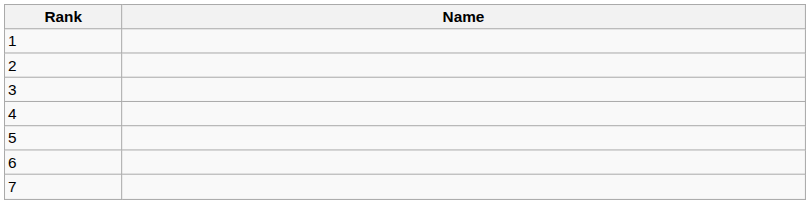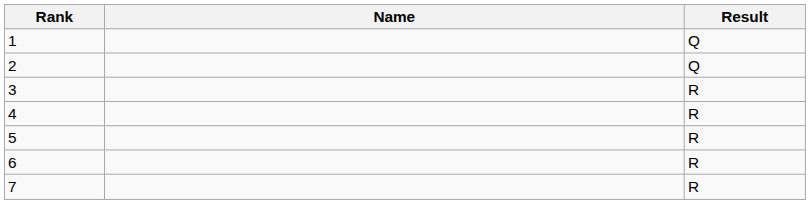+ column: (745, 17)
